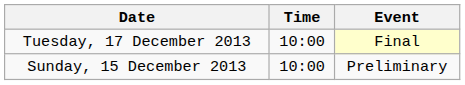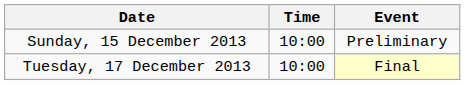rows swapped: (137, 67) <-> (137, 42)
